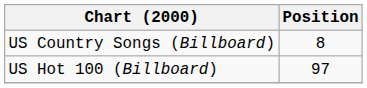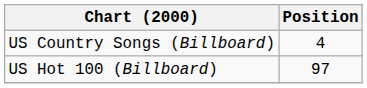(321, 43) 8 -> (321, 43) 4
